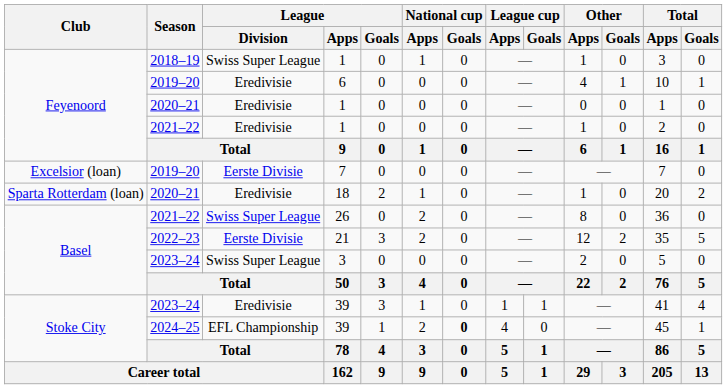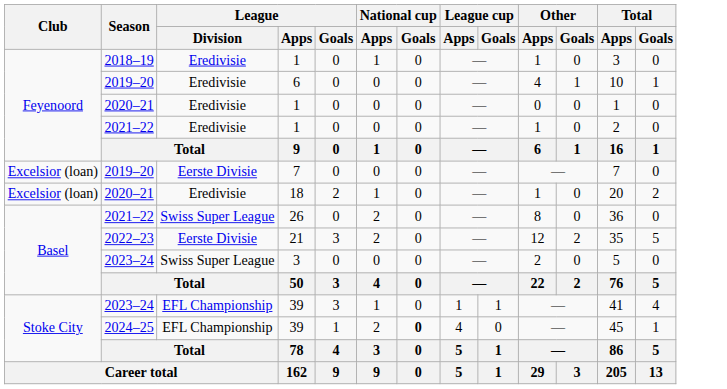(263, 60) Swiss Super League -> (217, 60) Eredivisie
(76, 194) Sparta Rotterdam (loan) -> (53, 194) Excelsior (loan)
(263, 305) Eredivisie -> (217, 305) EFL Championship
